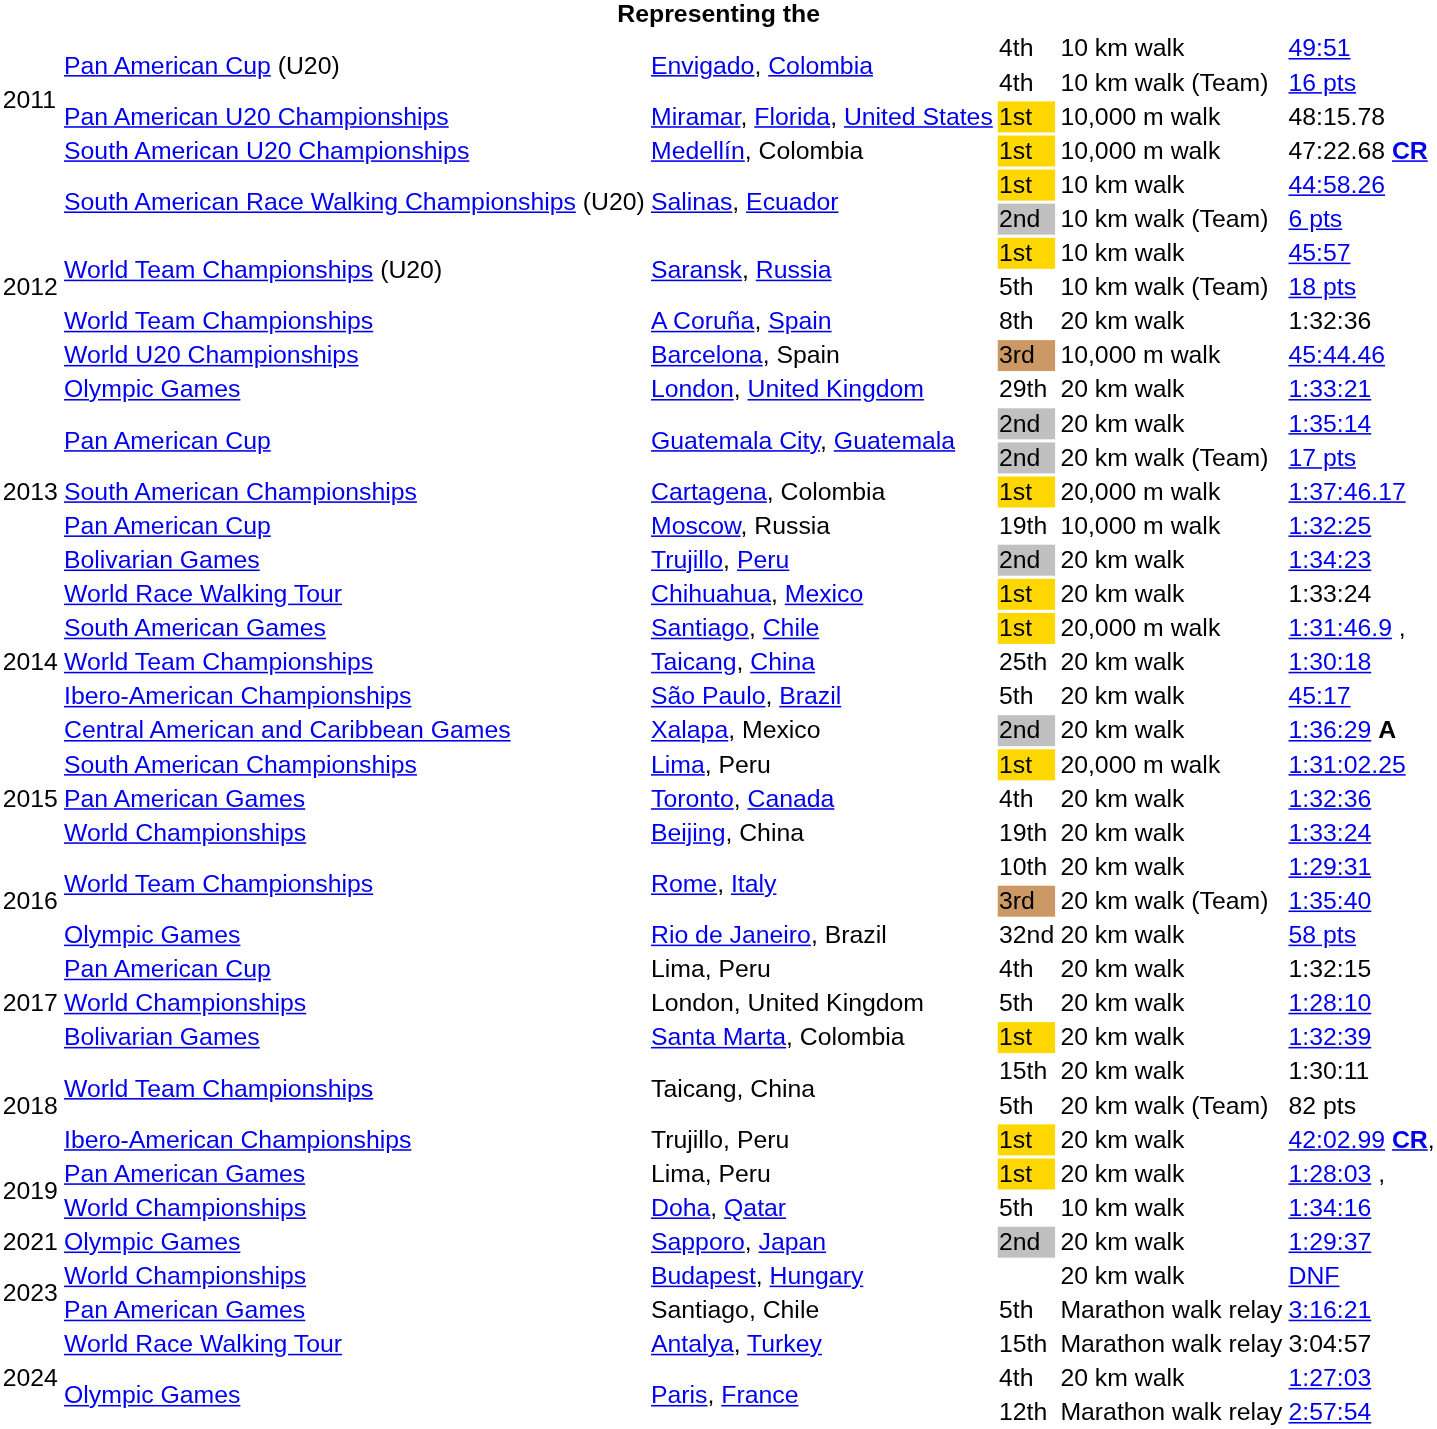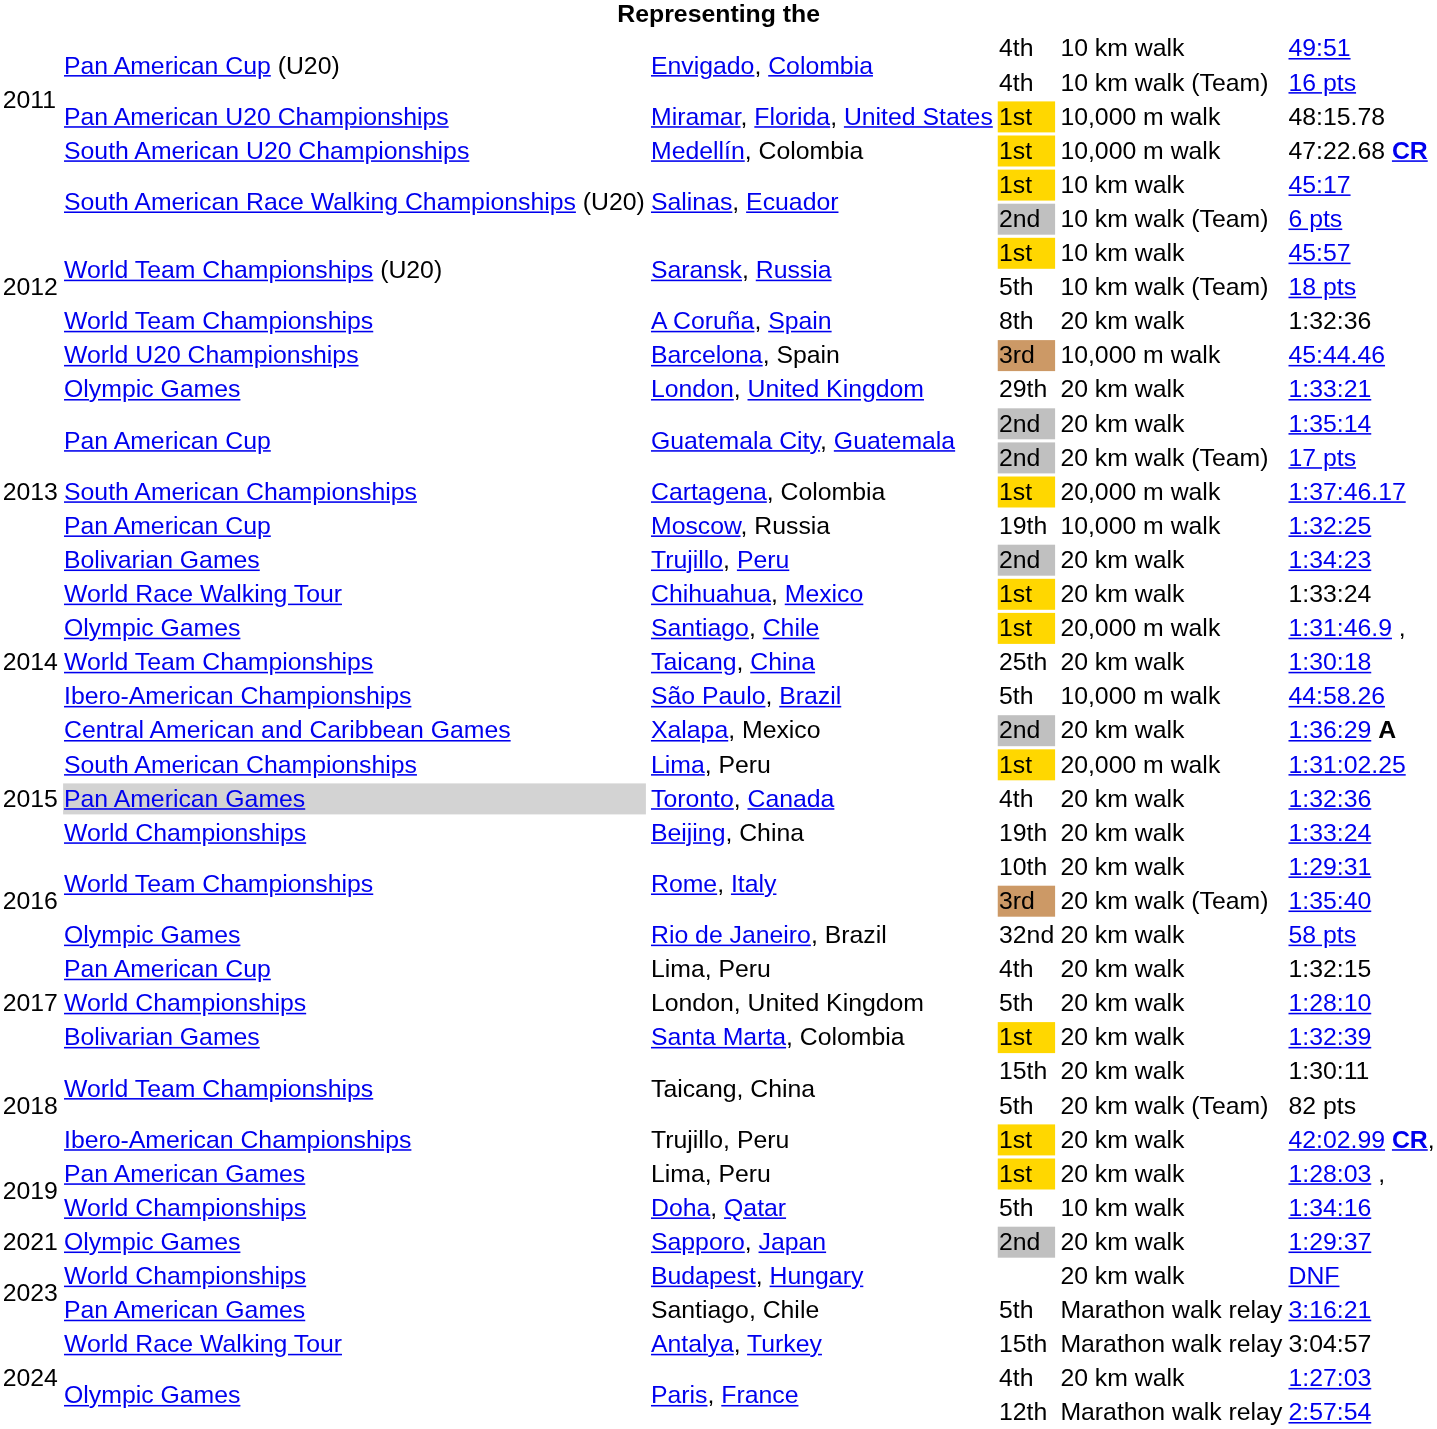(1337, 184) 44:58.26 -> (1320, 184) 45:17
(195, 628) South American Games -> (152, 628) Olympic Games
(1122, 696) 20 km walk -> (1140, 696) 10,000 m walk
(1320, 696) 45:17 -> (1337, 696) 44:58.26
(185, 798) no background -> (185, 798) lightgrey background
